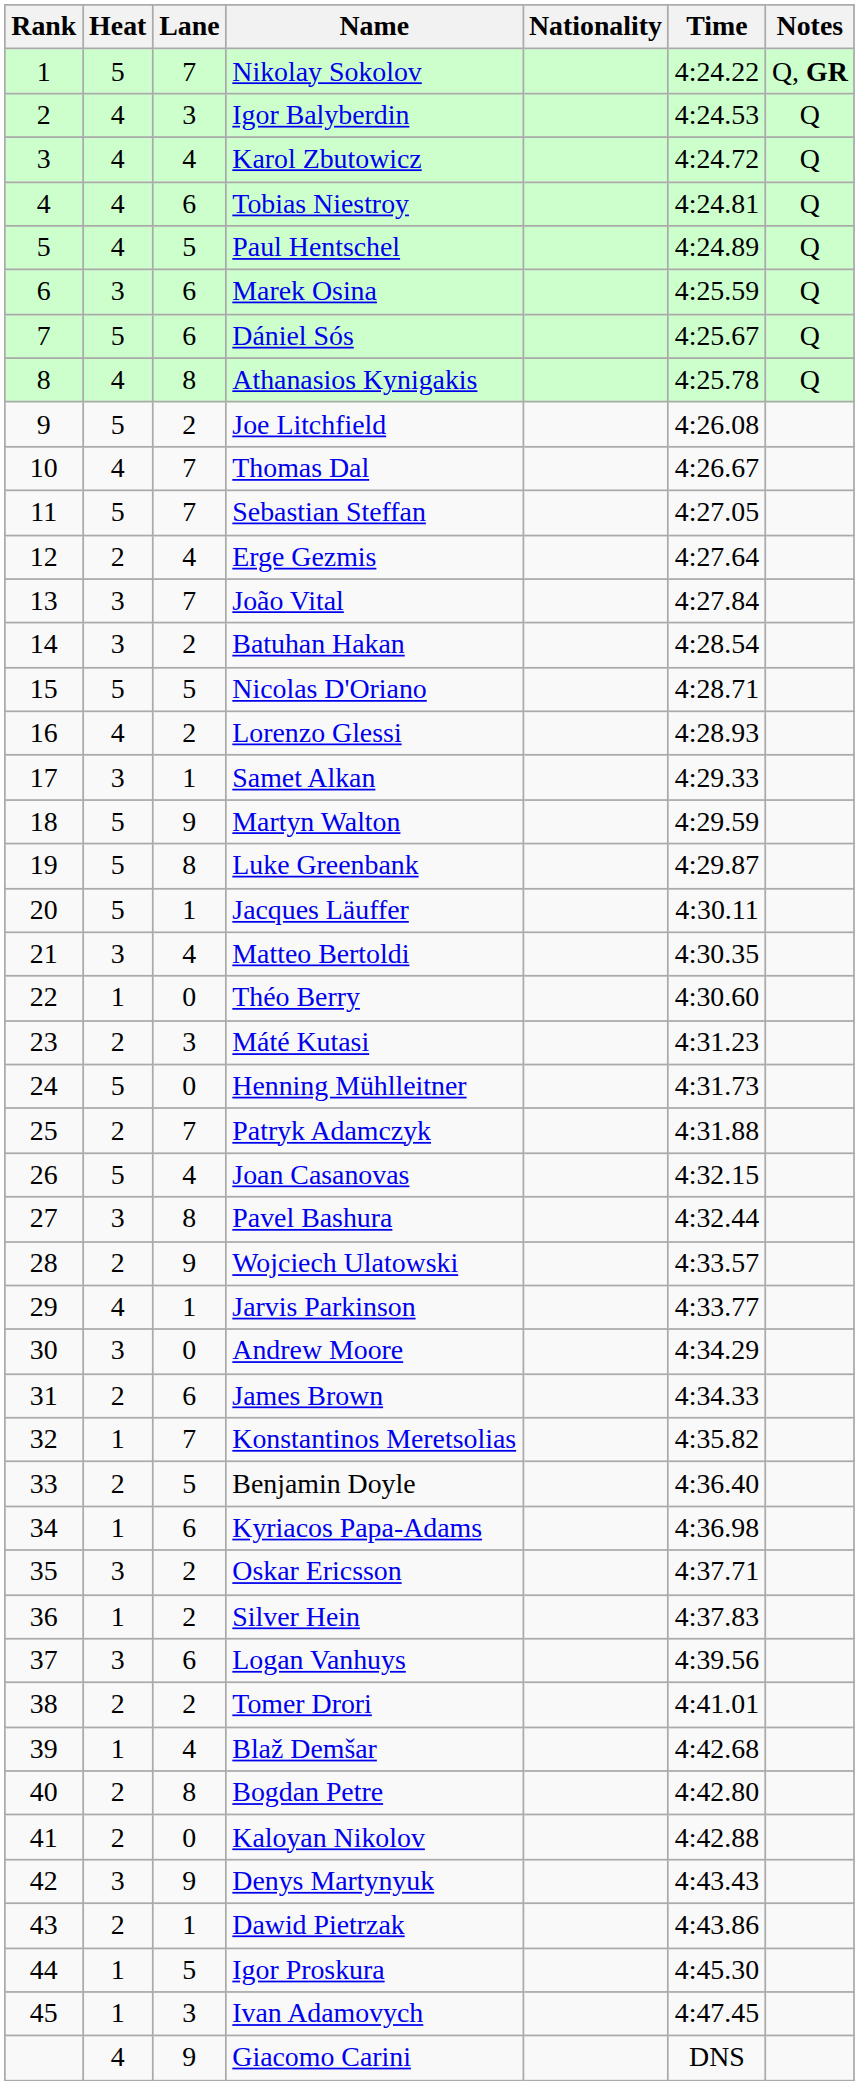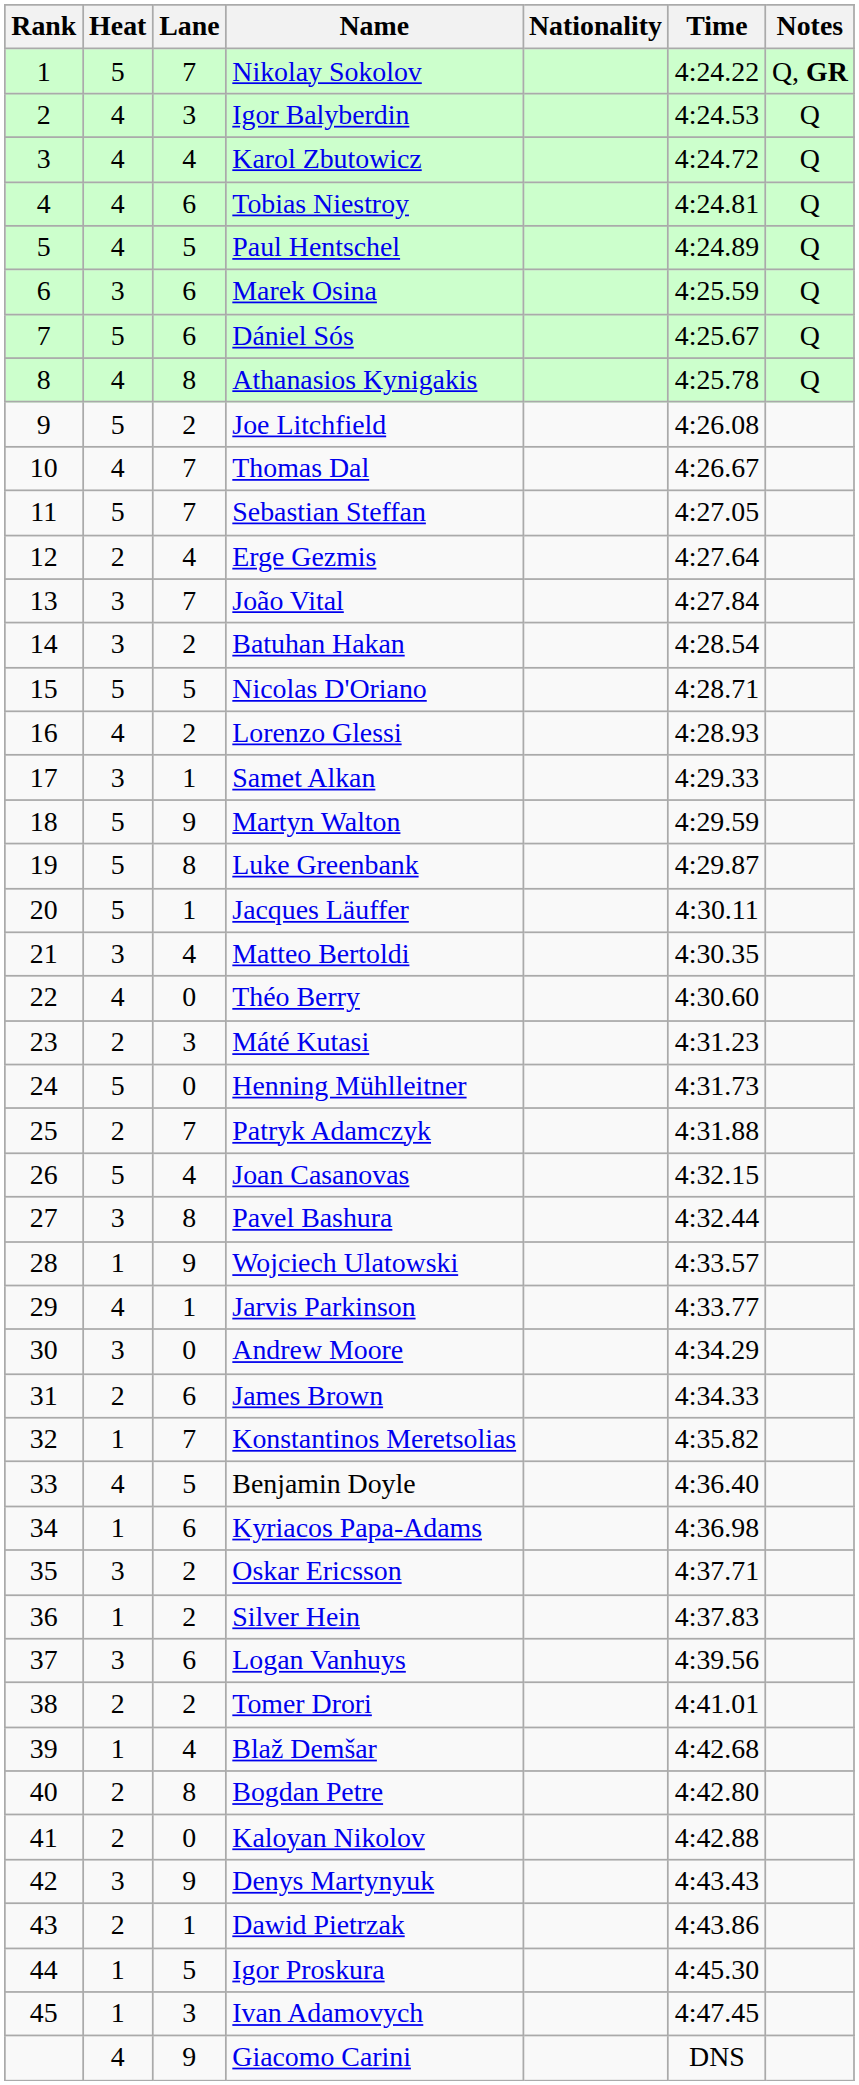(118, 997) 1 -> (118, 997) 4
(118, 1262) 2 -> (118, 1262) 1
(118, 1483) 2 -> (118, 1483) 4
